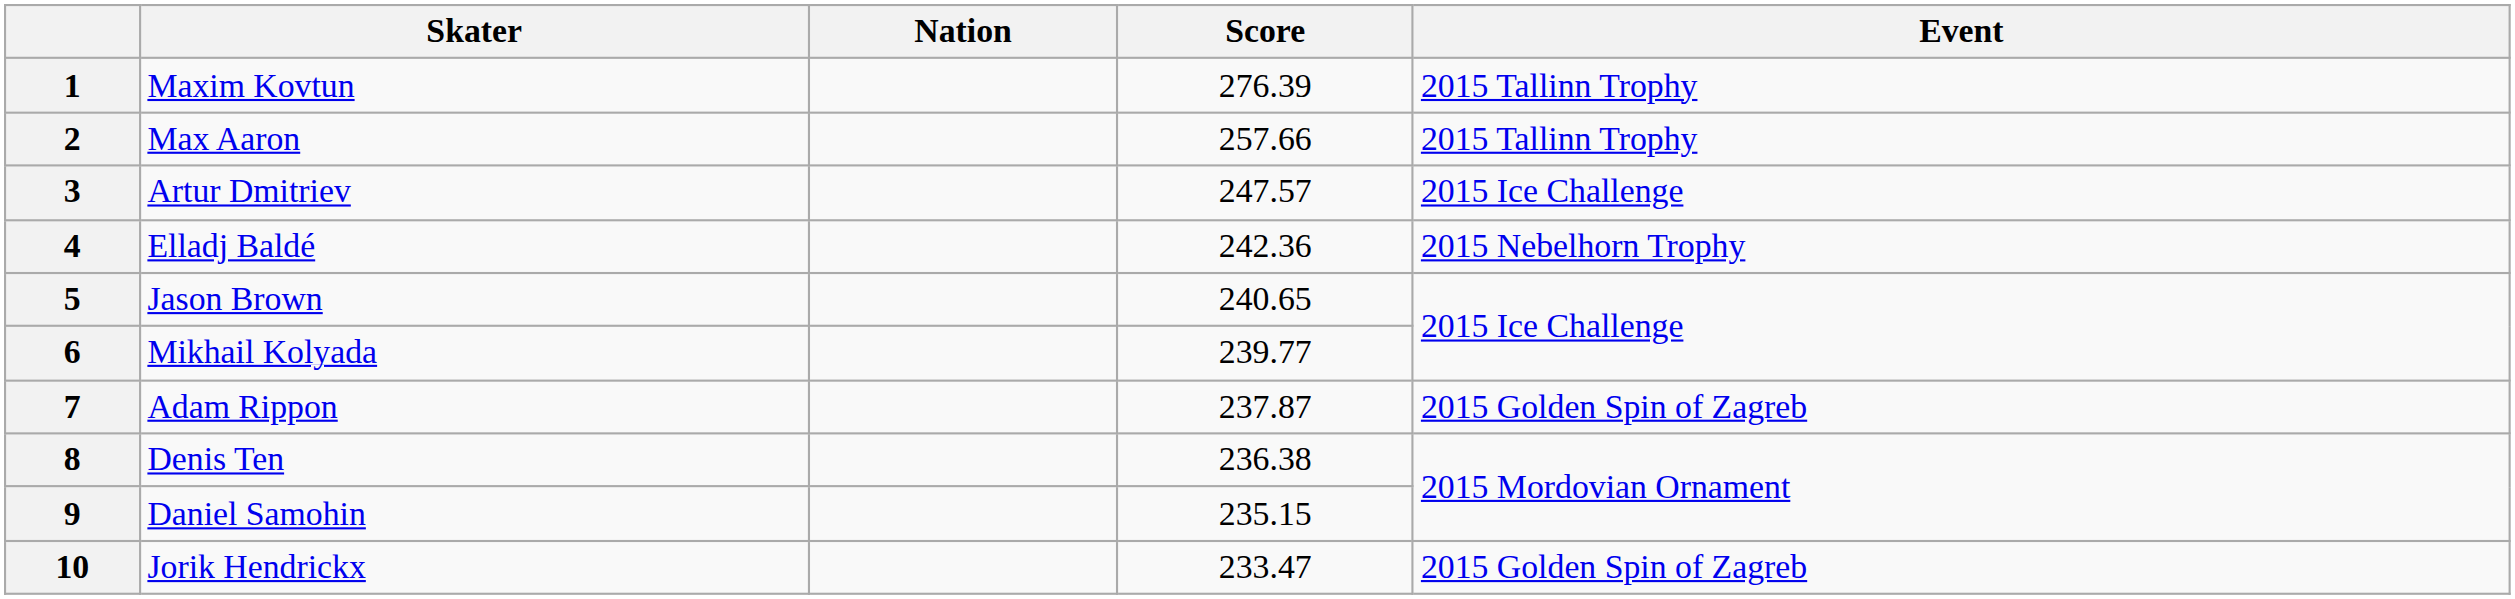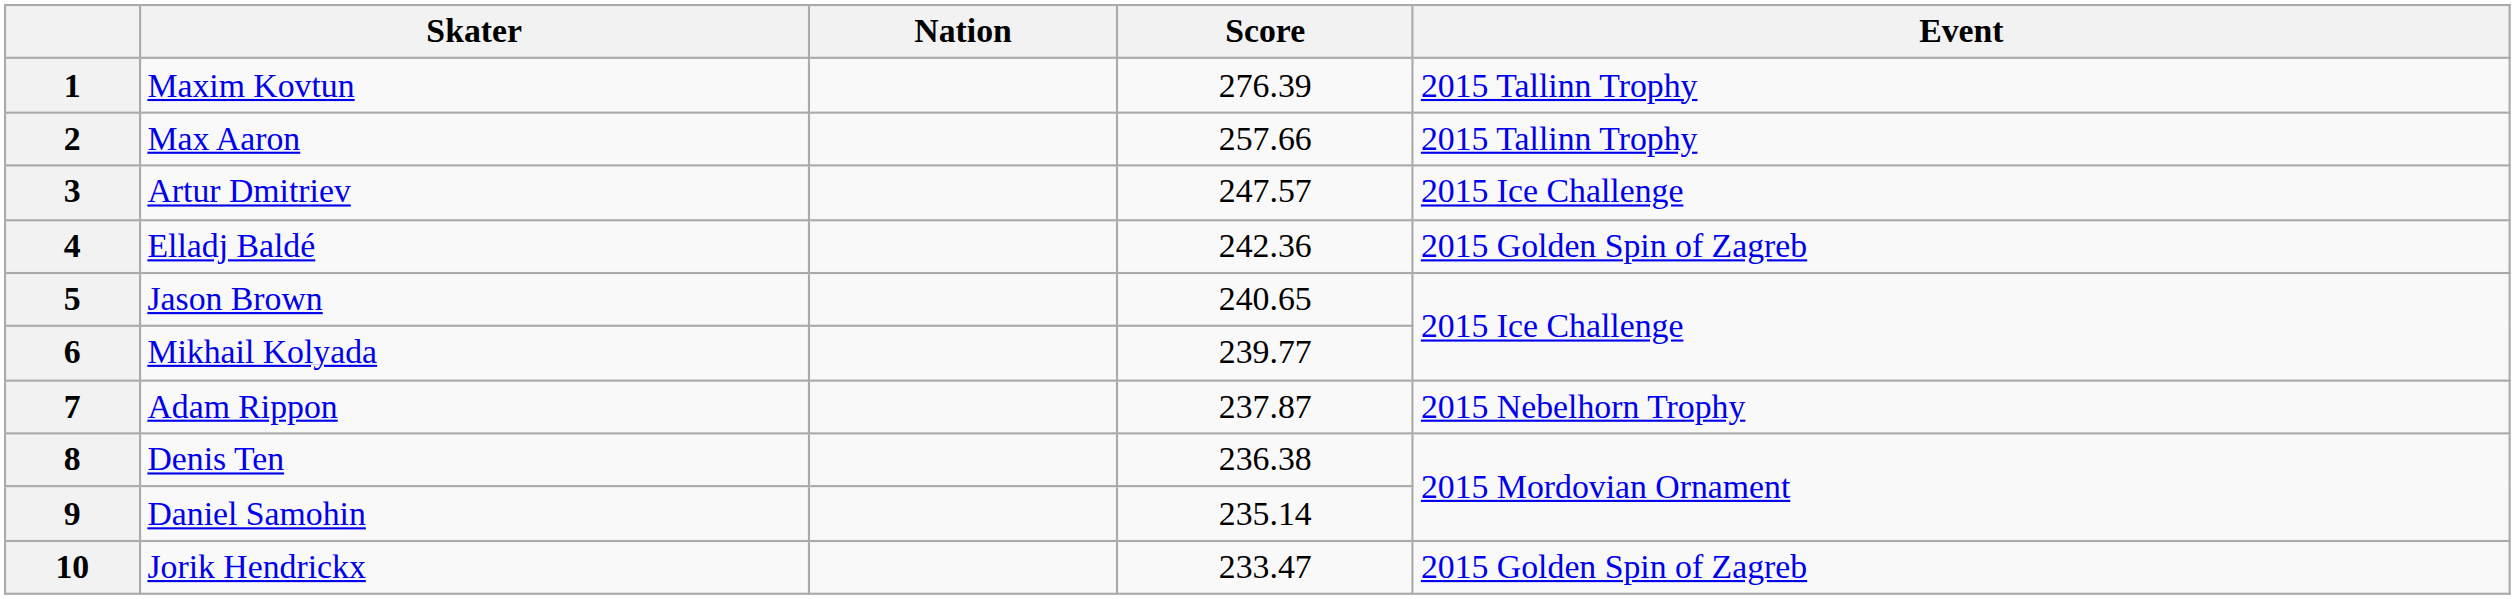(1583, 245) 2015 Nebelhorn Trophy -> (1614, 245) 2015 Golden Spin of Zagreb
(1614, 406) 2015 Golden Spin of Zagreb -> (1583, 406) 2015 Nebelhorn Trophy
(1265, 513) 235.15 -> (1265, 513) 235.14
